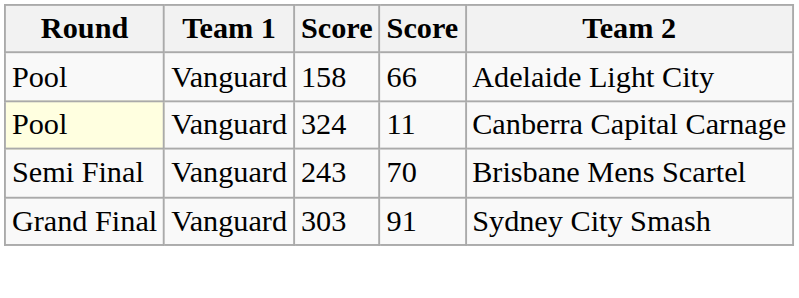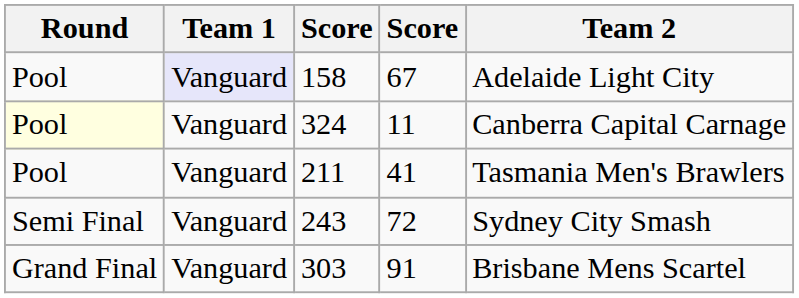(229, 76) no background -> (229, 76) lavender background
(402, 76) 66 -> (402, 76) 67
+ row: (323, 172)
(402, 172) 70 -> (402, 220) 72
(609, 172) Brisbane Mens Scartel -> (591, 220) Sydney City Smash
(591, 220) Sydney City Smash -> (609, 268) Brisbane Mens Scartel
